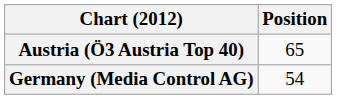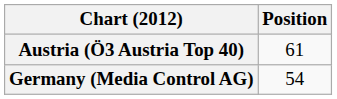(295, 49) 65 -> (295, 49) 61
